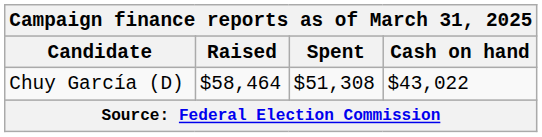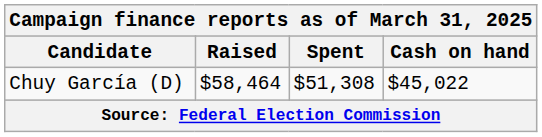(428, 84) $43,022 -> (428, 84) $45,022
